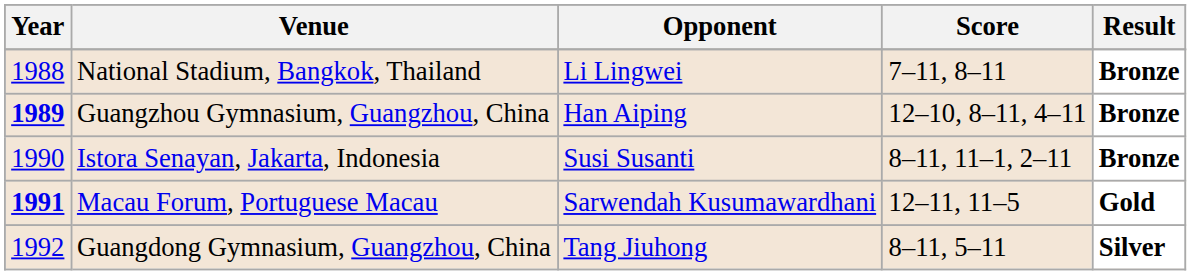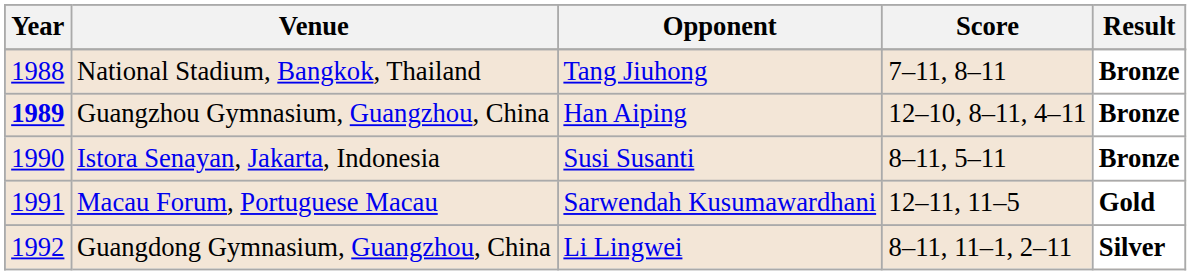(623, 70) Li Lingwei -> (635, 70) Tang Jiuhong
(980, 158) 8–11, 11–1, 2–11 -> (948, 158) 8–11, 5–11
(38, 202) bold -> (38, 202) normal
(635, 246) Tang Jiuhong -> (623, 246) Li Lingwei
(948, 246) 8–11, 5–11 -> (980, 246) 8–11, 11–1, 2–11
